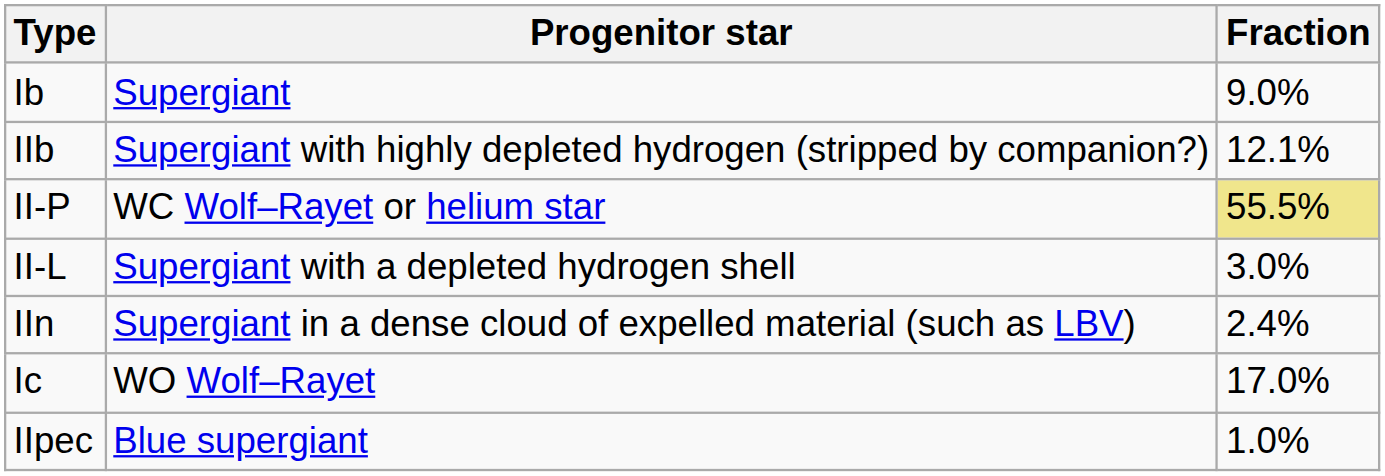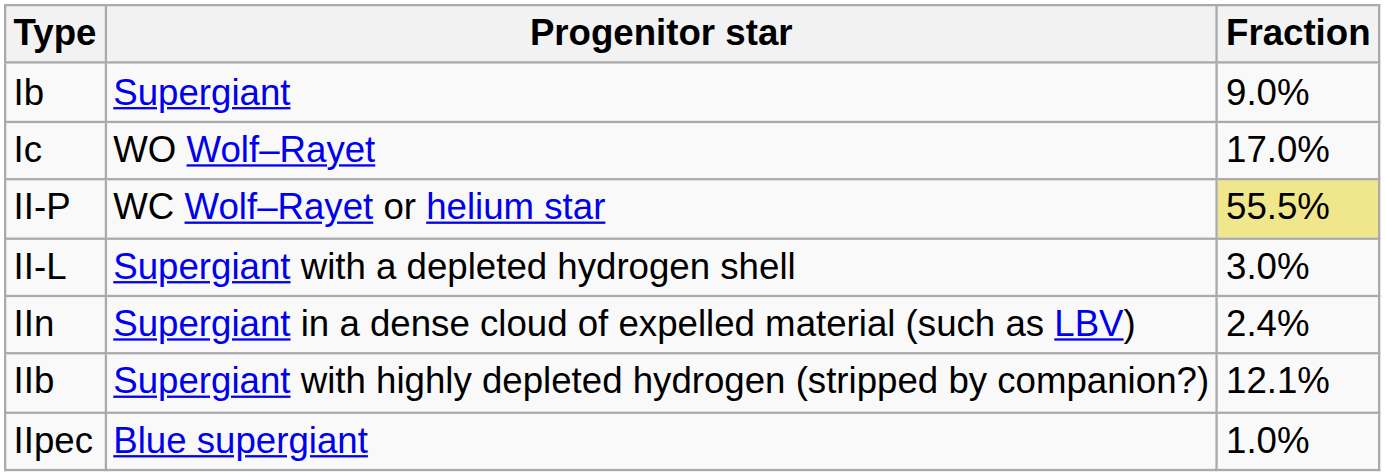rows swapped: (28, 382) <-> (34, 149)
